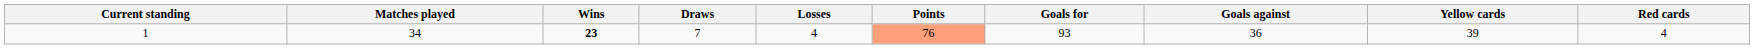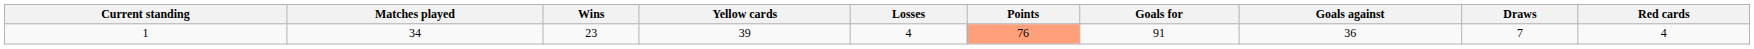columns swapped: (698, 13) <-> (1473, 13)
(591, 33) bold -> (591, 33) normal
(1065, 33) 93 -> (1159, 33) 91
